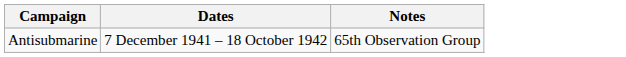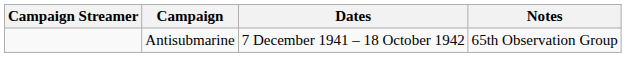+ column: (73, 16)
